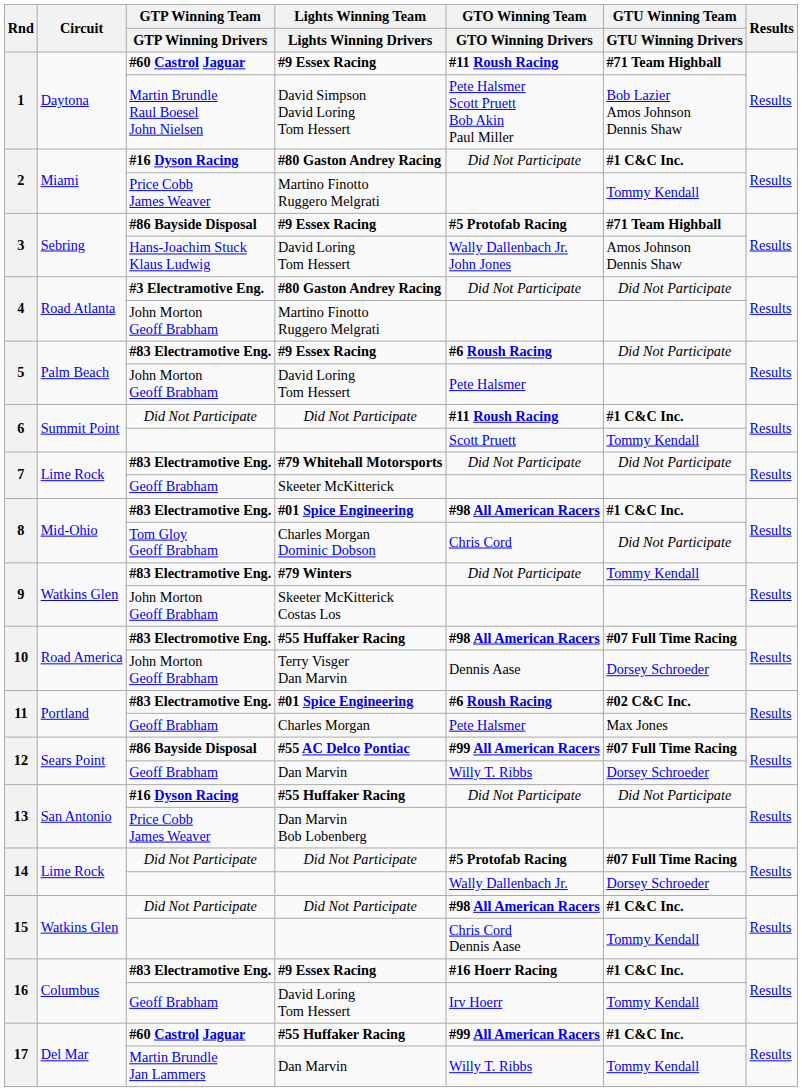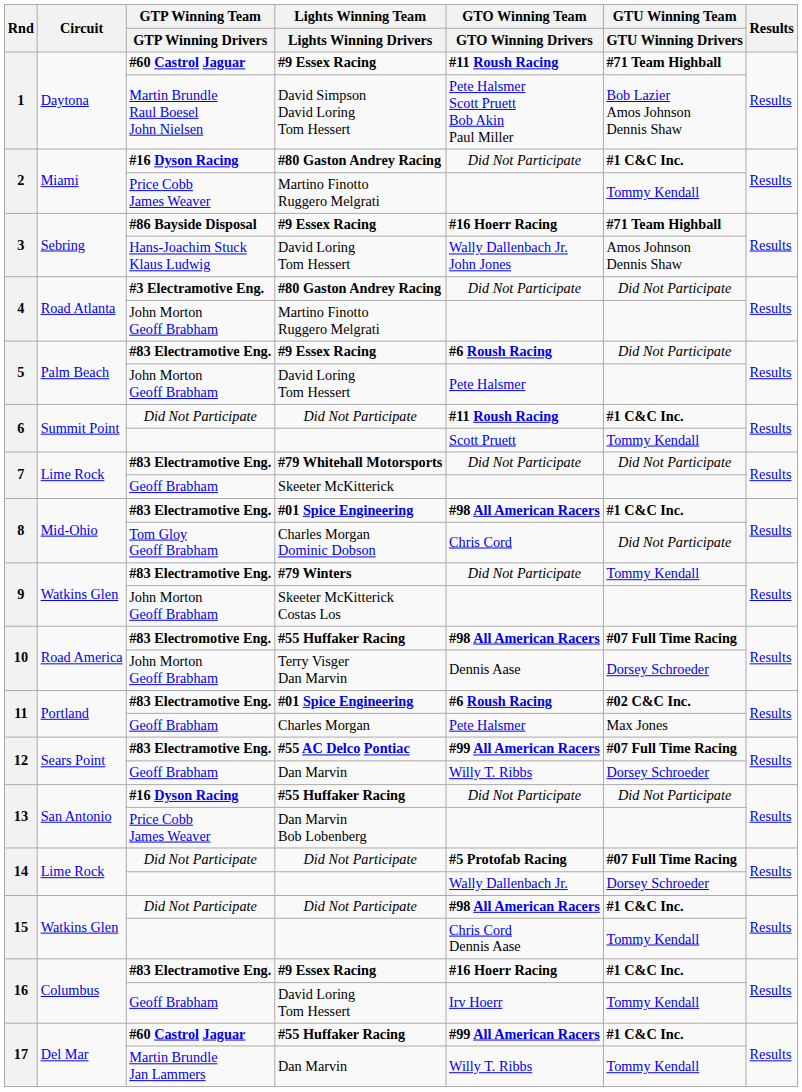(508, 225) #5 Protofab Racing -> (503, 225) #16 Hoerr Racing
(193, 749) #86 Bayside Disposal -> (200, 749) #83 Electramotive Eng.
